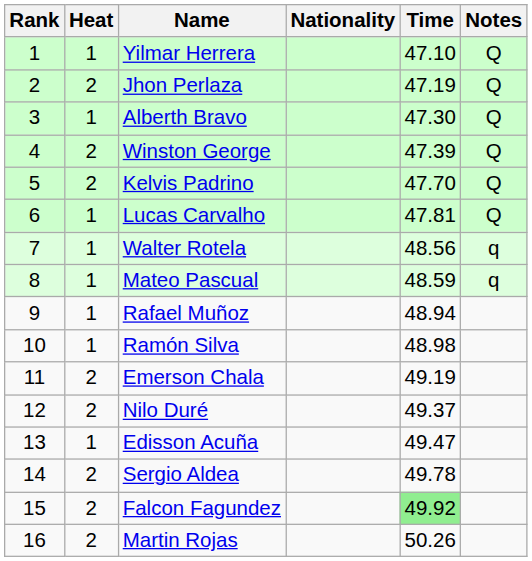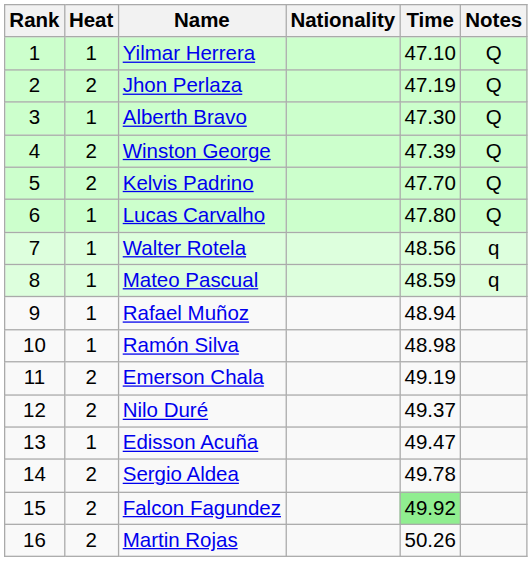(430, 215) 47.81 -> (430, 215) 47.80
